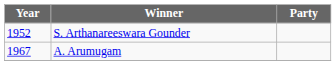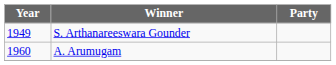(19, 32) 1952 -> (19, 32) 1949
(19, 51) 1967 -> (19, 51) 1960
